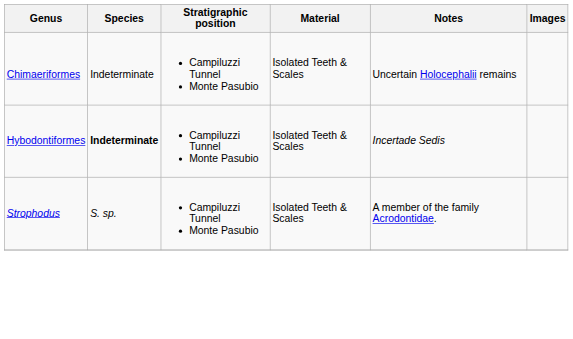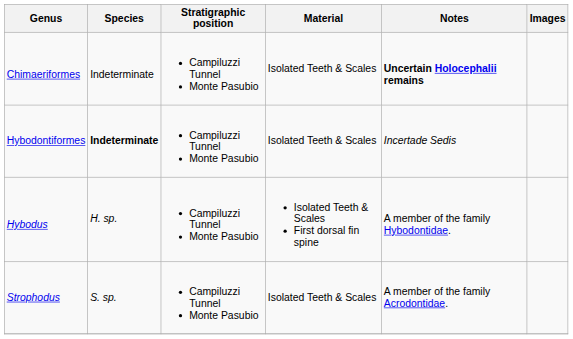(445, 74) normal -> (440, 74) bold
+ row: (27, 225)
